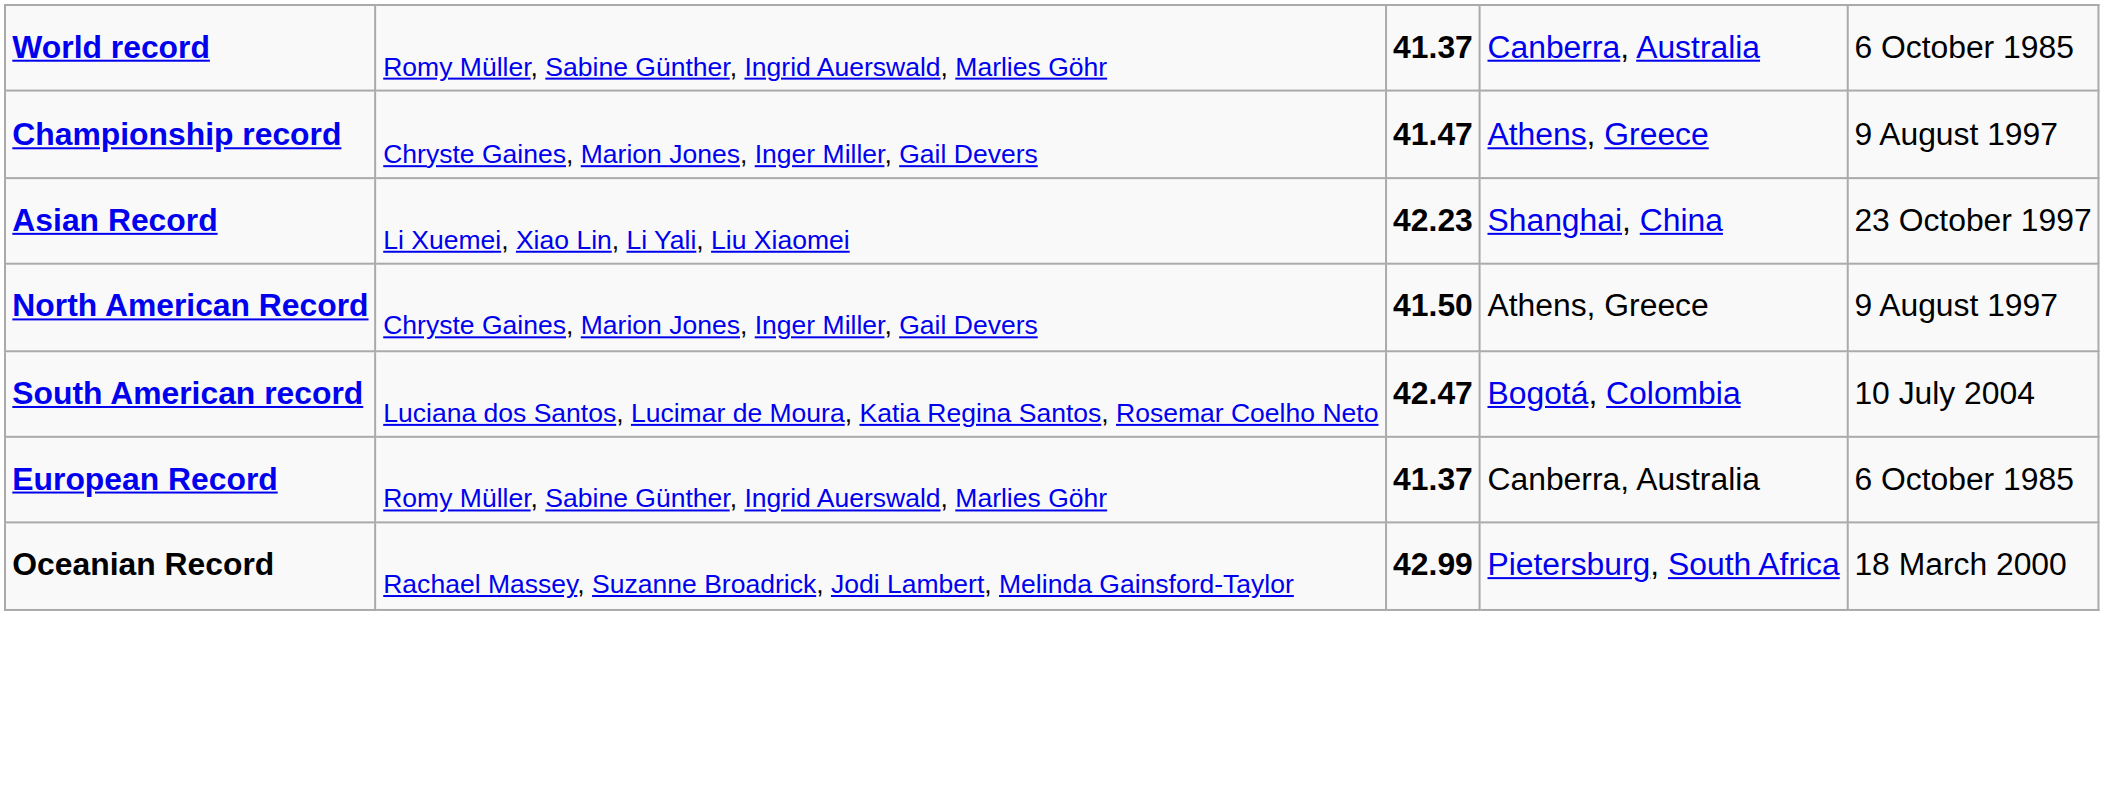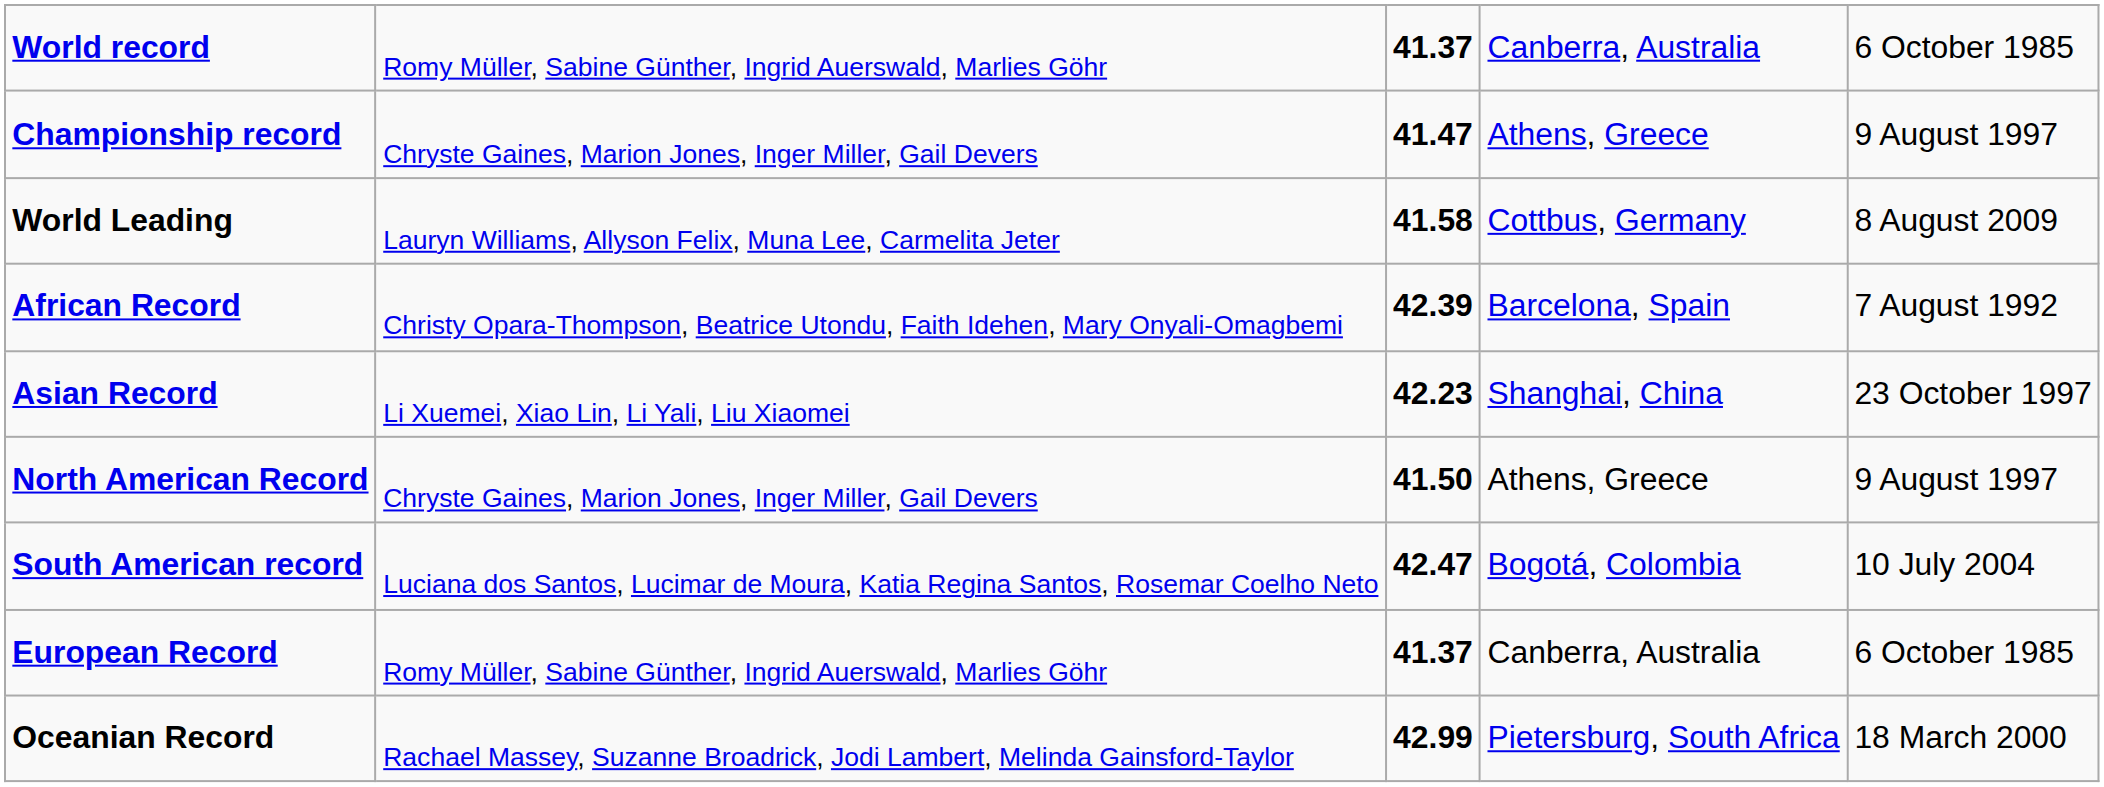+ row: (123, 220)
+ row: (126, 306)
